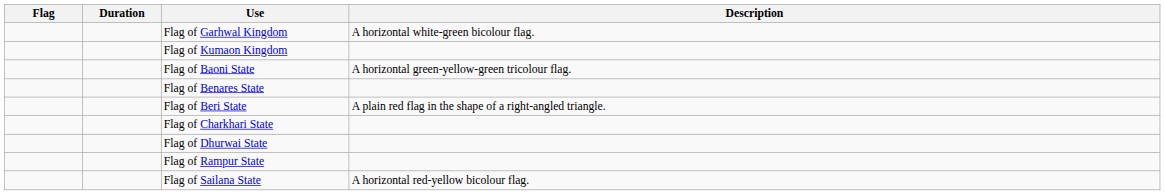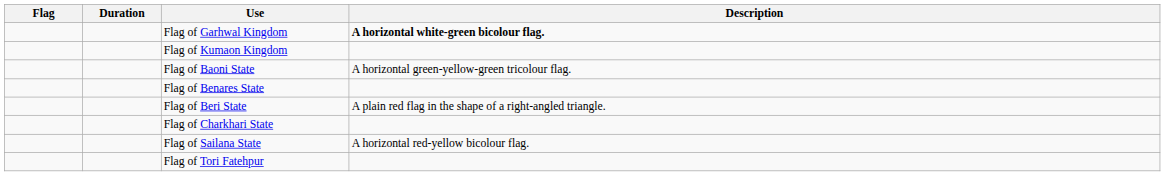(443, 32) normal -> (448, 32) bold
- row: (216, 143)
- row: (214, 161)
+ row: (214, 161)
